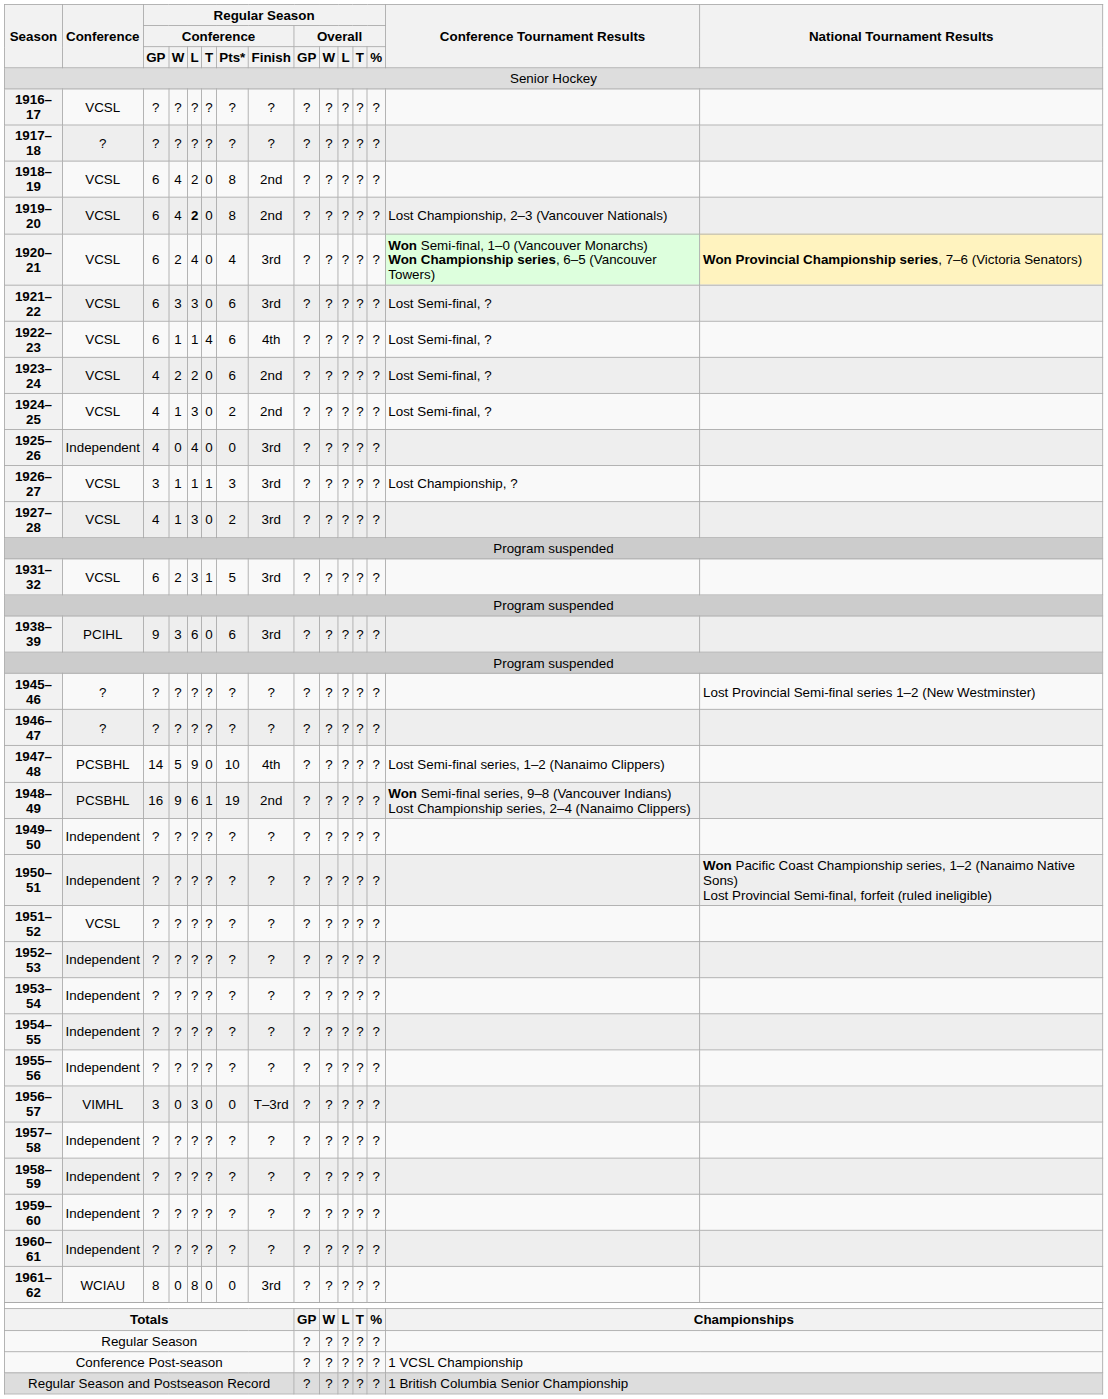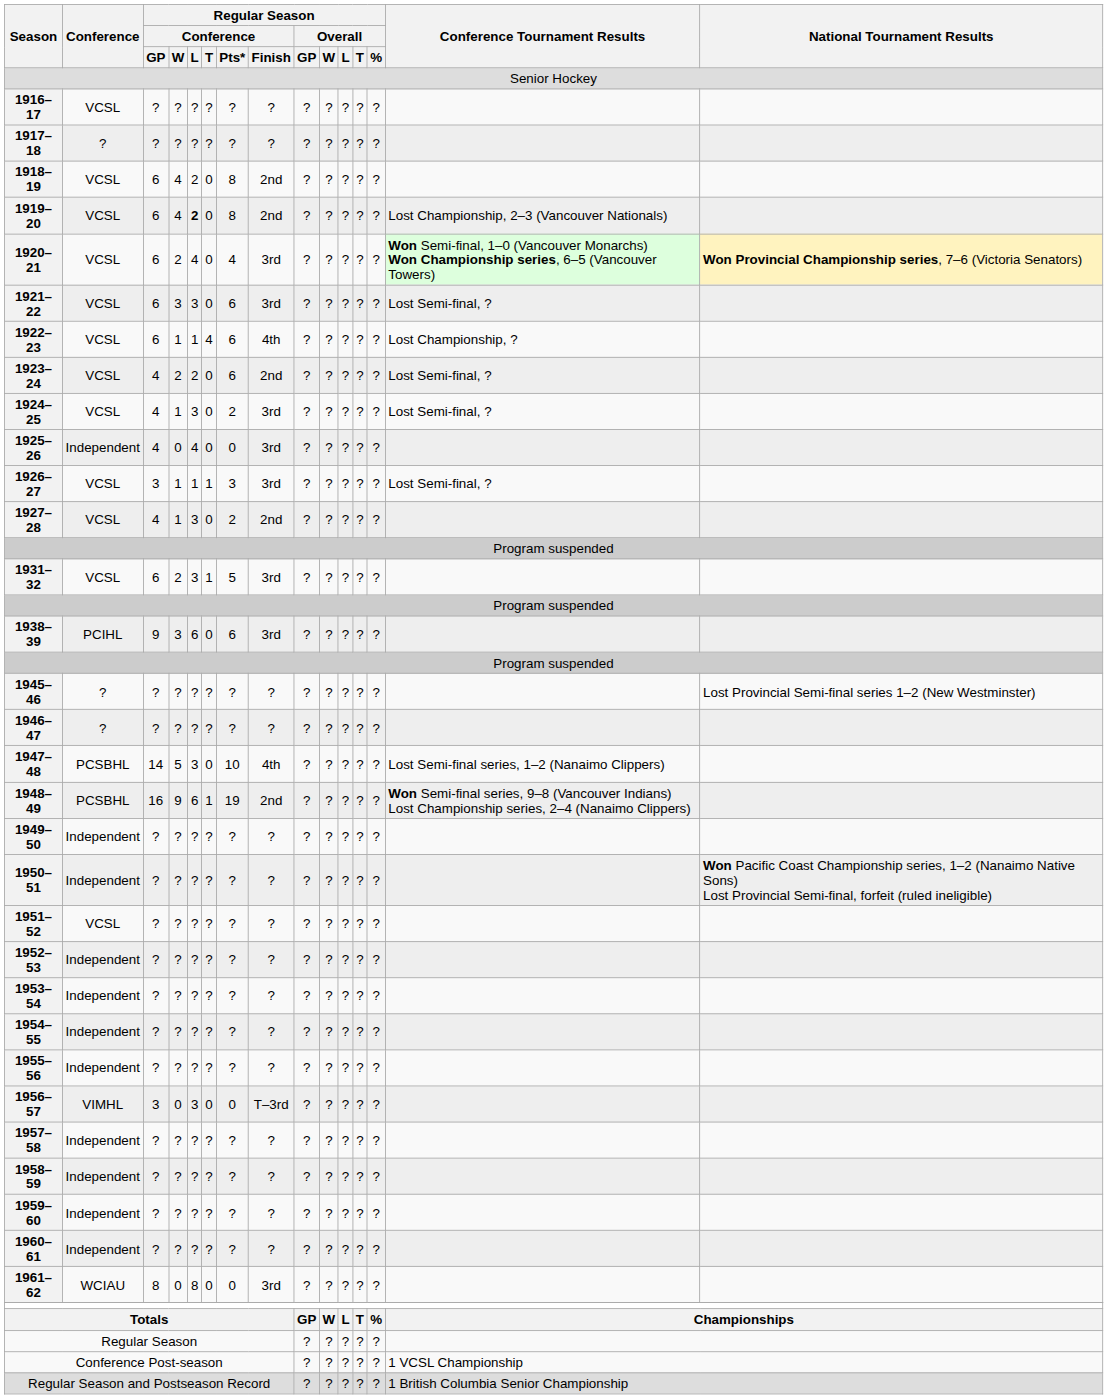(440, 339) Lost Semi-final, ? -> (453, 339) Lost Championship, ?
(271, 411) 2nd -> (271, 411) 3rd
(453, 484) Lost Championship, ? -> (440, 484) Lost Semi-final, ?
(271, 520) 3rd -> (271, 520) 2nd
(195, 764) 9 -> (195, 764) 3
